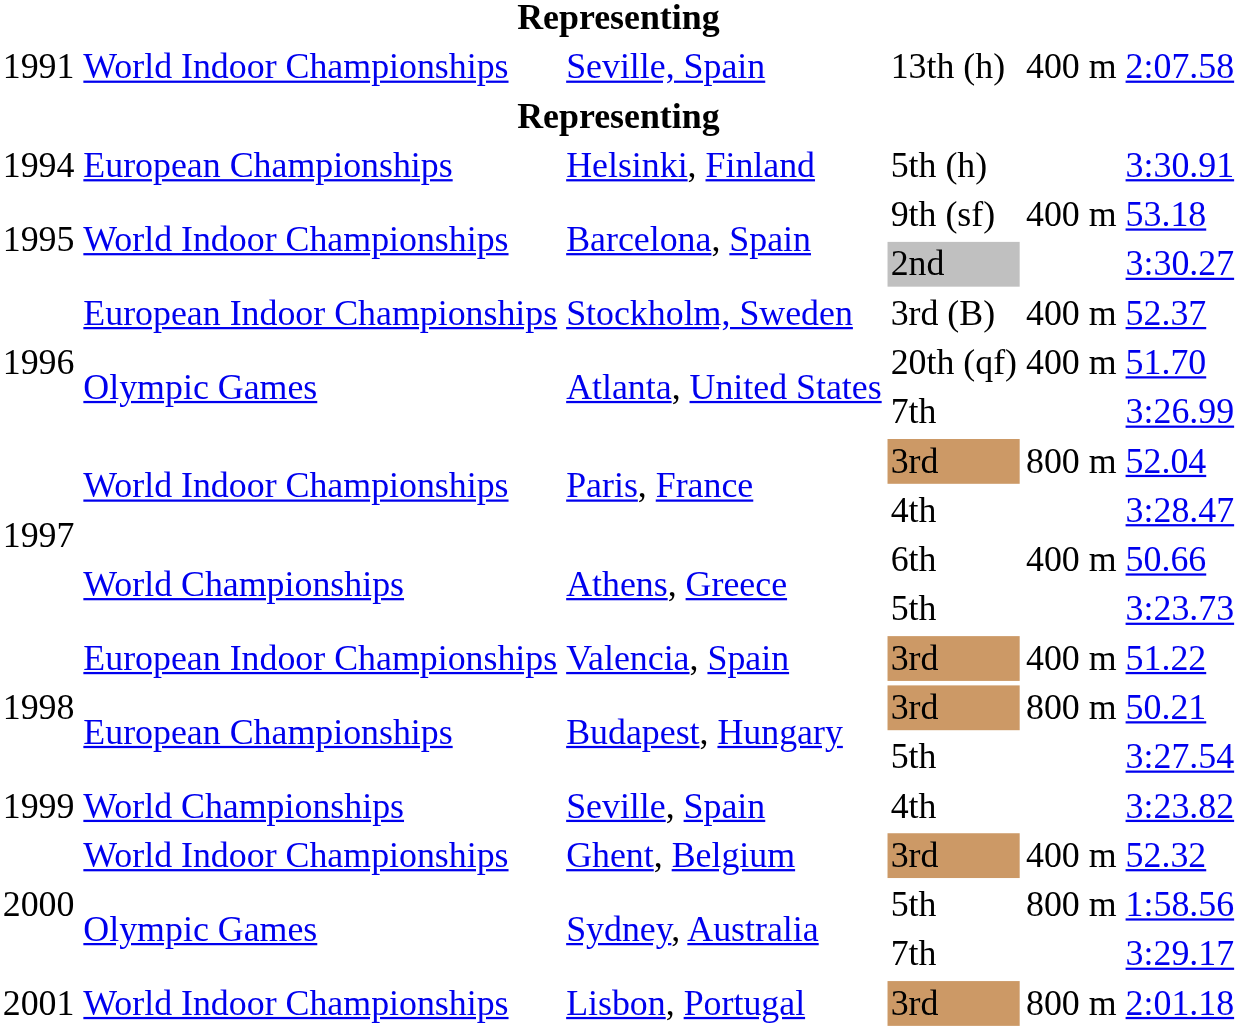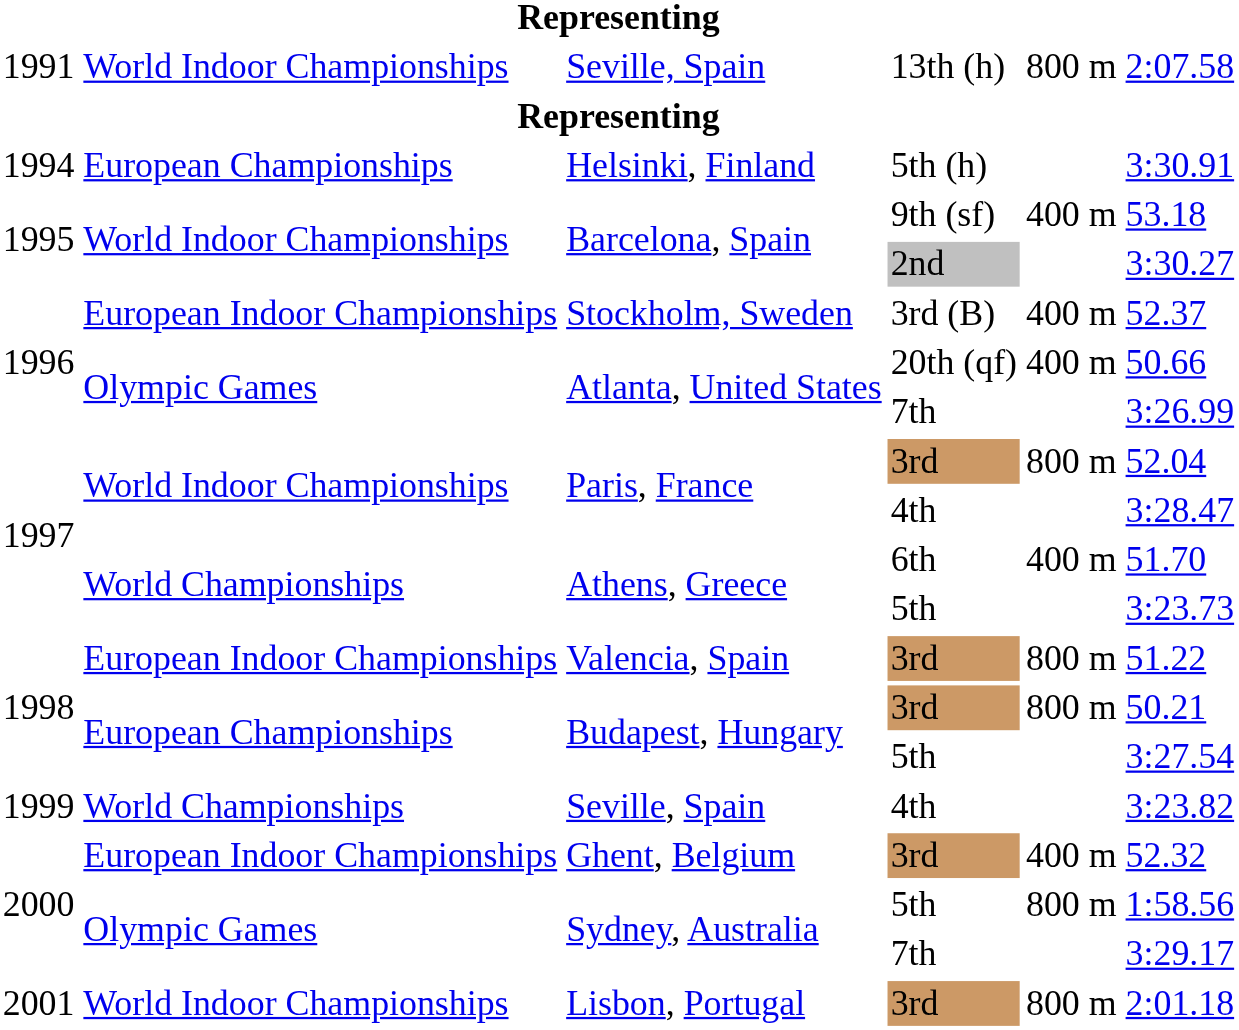(1071, 66) 400 m -> (1071, 66) 800 m
(1166, 362) 51.70 -> (1166, 362) 50.66
(1166, 559) 50.66 -> (1166, 559) 51.70
(1071, 657) 400 m -> (1071, 657) 800 m
(296, 855) World Indoor Championships -> (320, 855) European Indoor Championships
